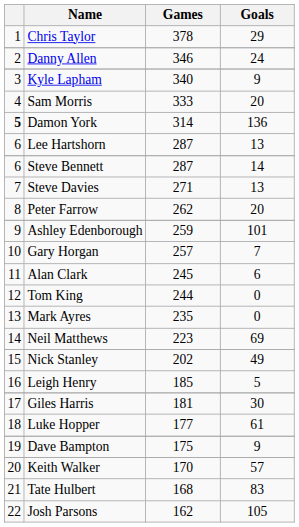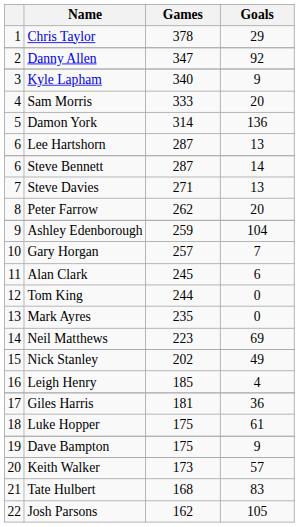(183, 58) 346 -> (183, 58) 347
(257, 58) 24 -> (257, 58) 92
(18, 123) bold -> (18, 123) normal
(257, 230) 101 -> (257, 230) 104
(257, 381) 5 -> (257, 381) 4
(257, 403) 30 -> (257, 403) 36
(183, 425) 177 -> (183, 425) 175
(183, 468) 170 -> (183, 468) 173
